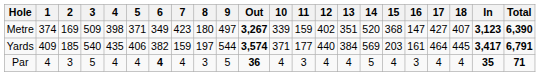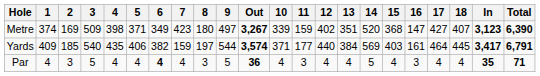(394, 46) 203 -> (394, 46) 403
